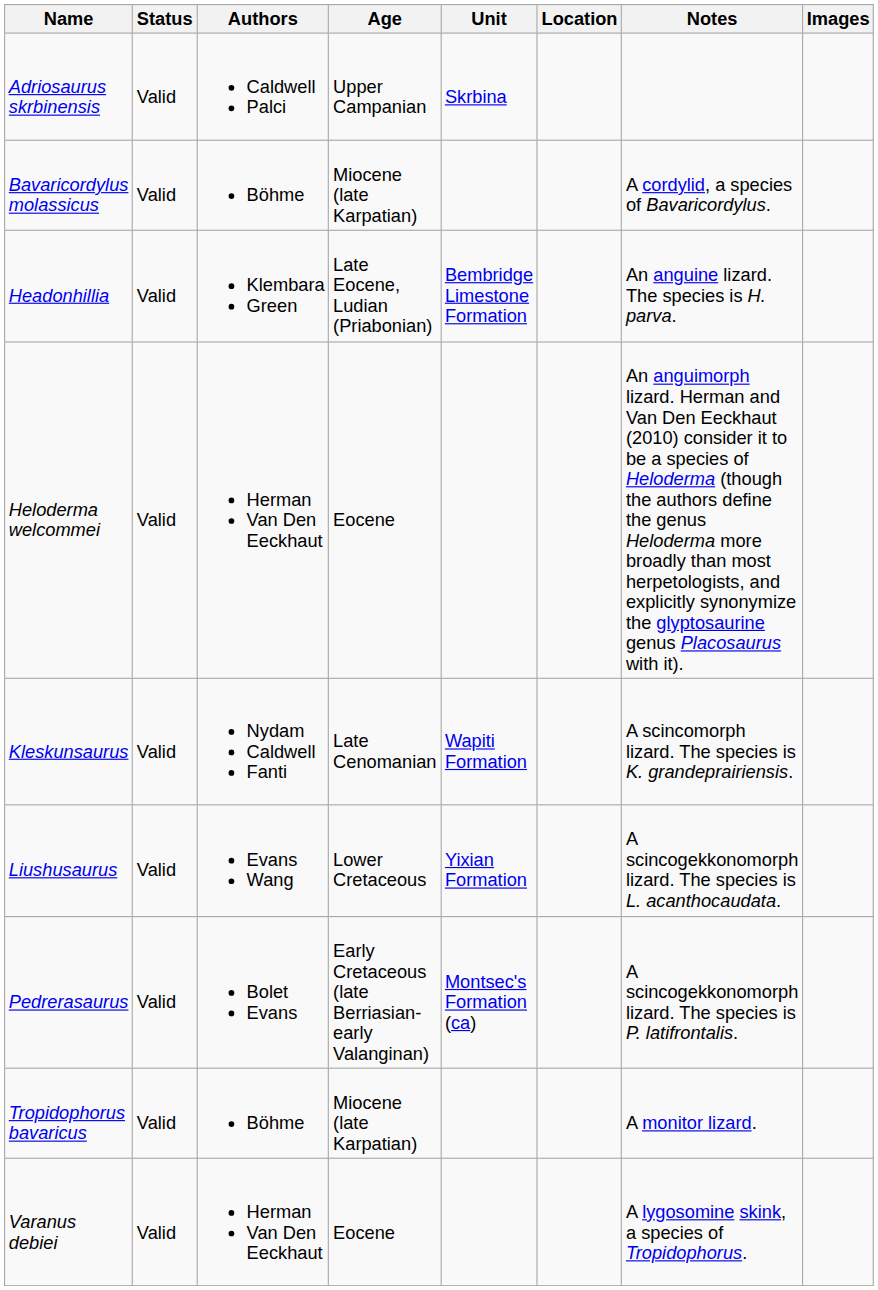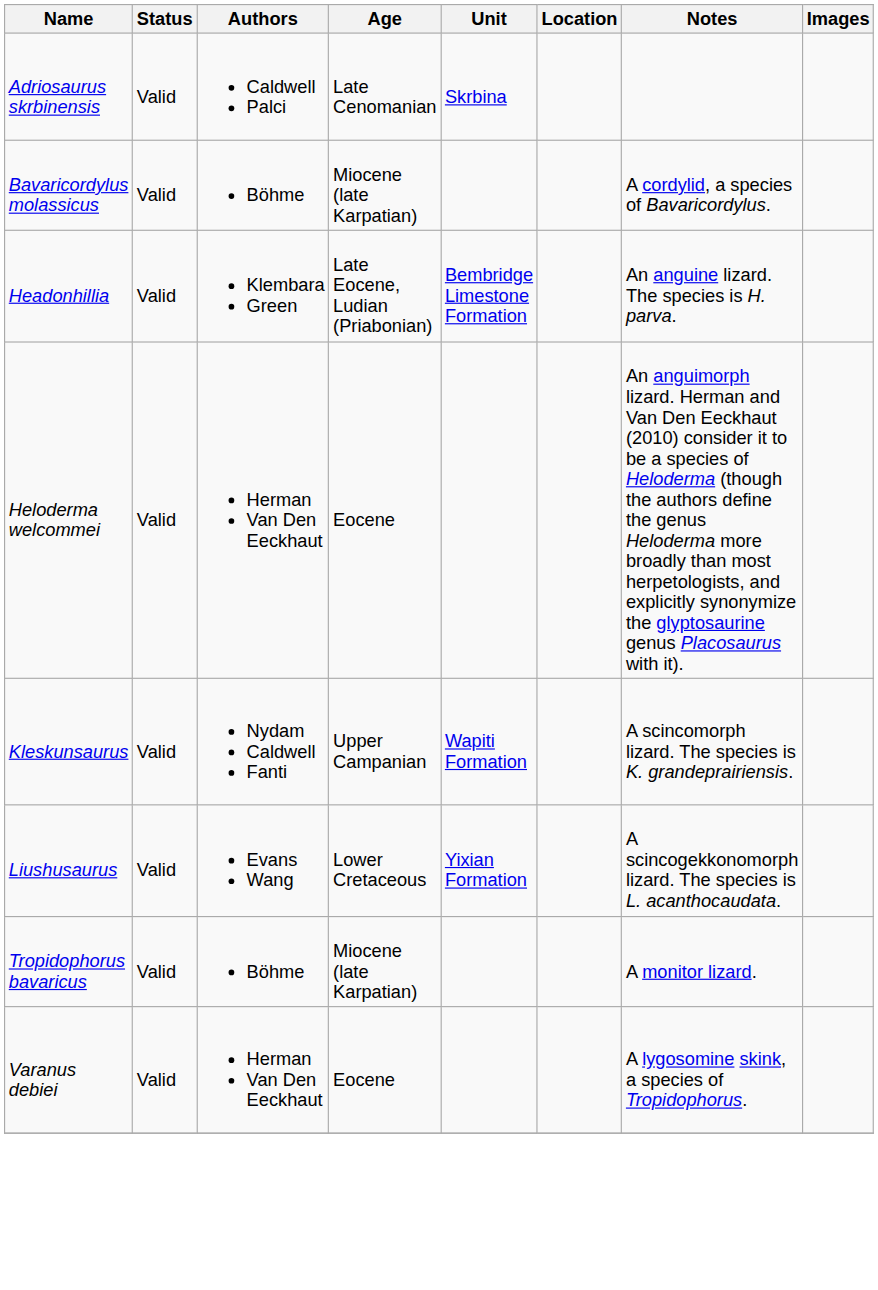(380, 96) Upper Campanian -> (385, 96) Late Cenomanian
(385, 751) Late Cenomanian -> (380, 751) Upper Campanian
- row: (69, 1002)
